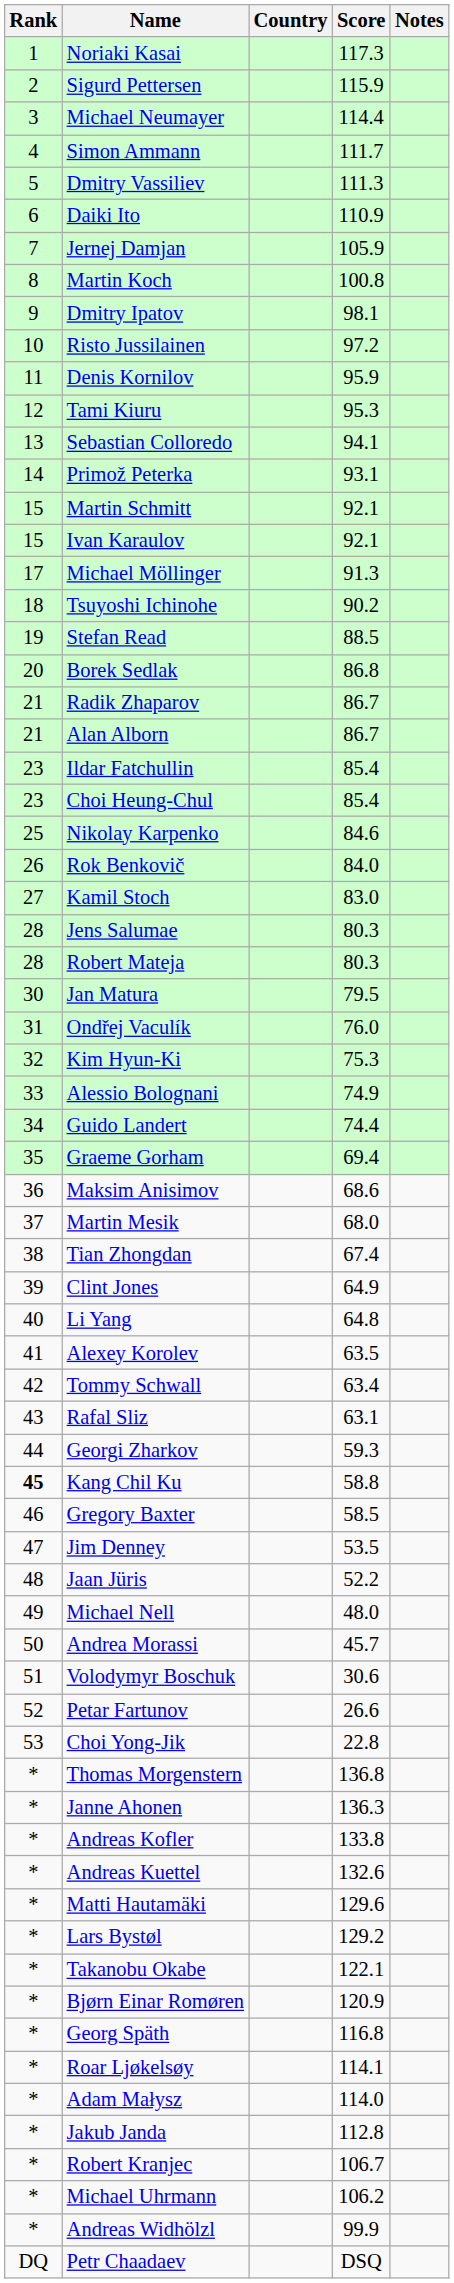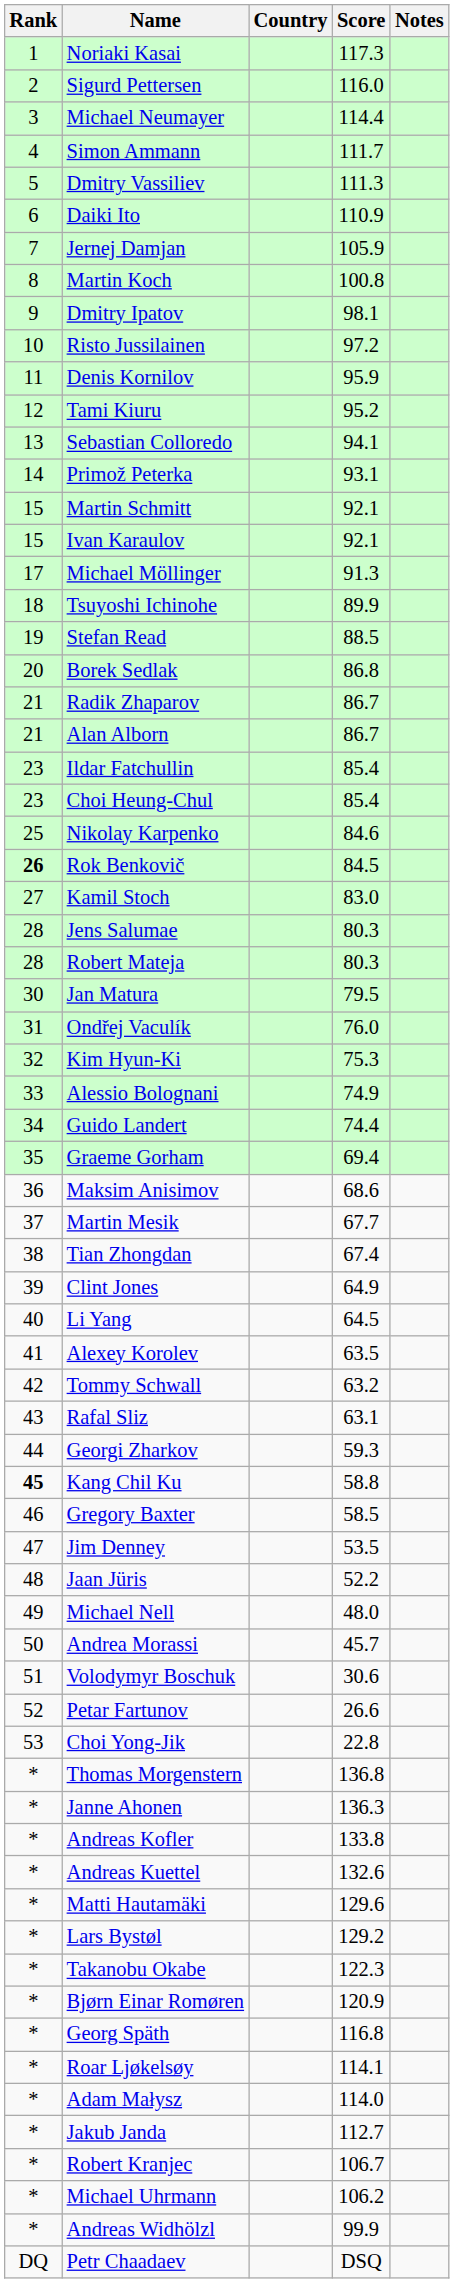(361, 85) 115.9 -> (361, 85) 116.0
(361, 410) 95.3 -> (361, 410) 95.2
(361, 605) 90.2 -> (361, 605) 89.9
(33, 865) normal -> (33, 865) bold
(361, 865) 84.0 -> (361, 865) 84.5
(361, 1222) 68.0 -> (361, 1222) 67.7
(361, 1319) 64.8 -> (361, 1319) 64.5
(361, 1384) 63.4 -> (361, 1384) 63.2
(361, 1969) 122.1 -> (361, 1969) 122.3
(361, 2131) 112.8 -> (361, 2131) 112.7
